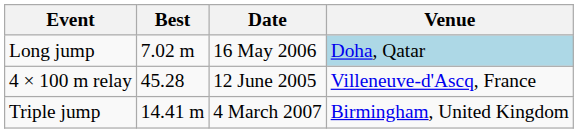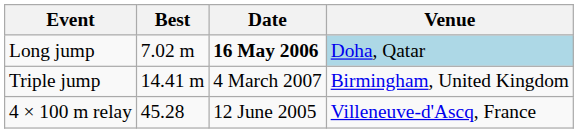(265, 50) normal -> (266, 50) bold
rows swapped: (55, 111) <-> (70, 81)
